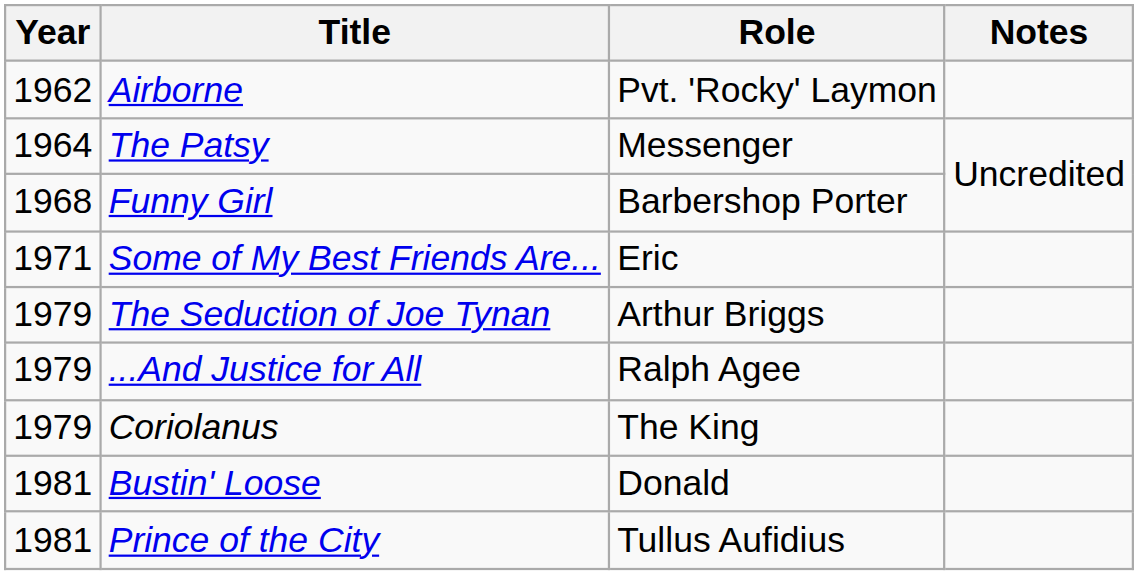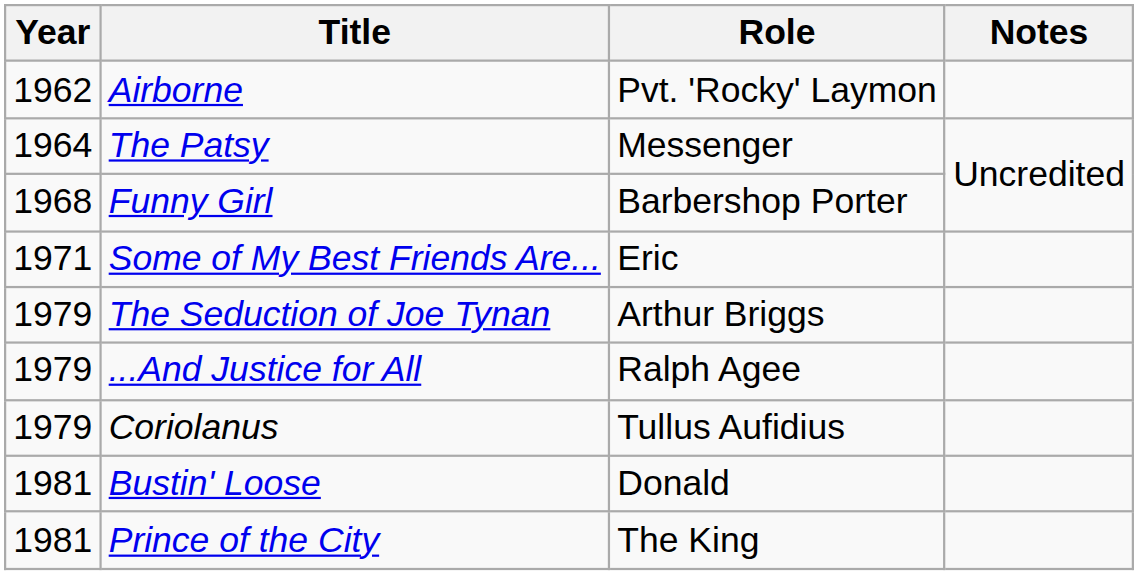(688, 426) The King -> (731, 426) Tullus Aufidius
(731, 539) Tullus Aufidius -> (688, 539) The King
